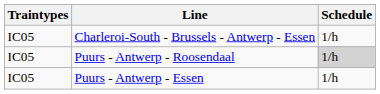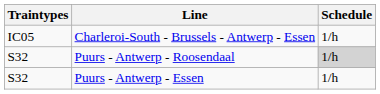(21, 57) IC05 -> (18, 57) S32
(21, 78) IC05 -> (18, 78) S32
